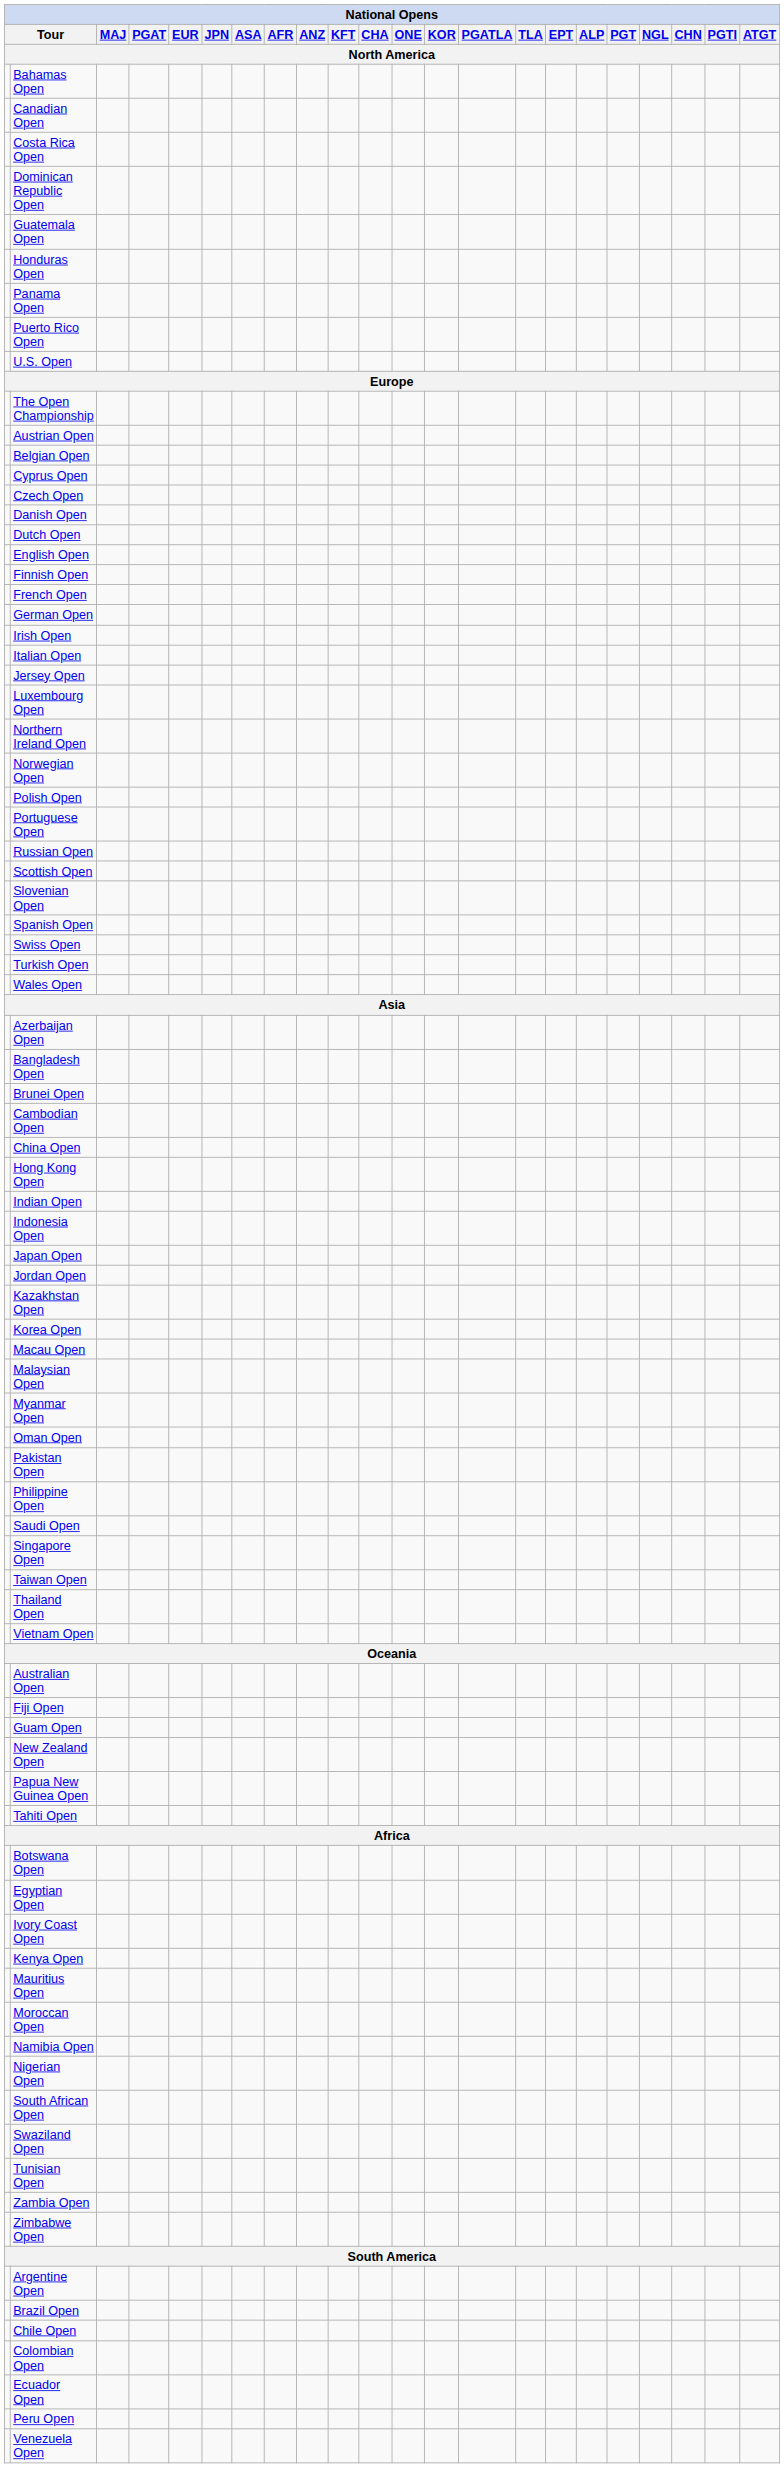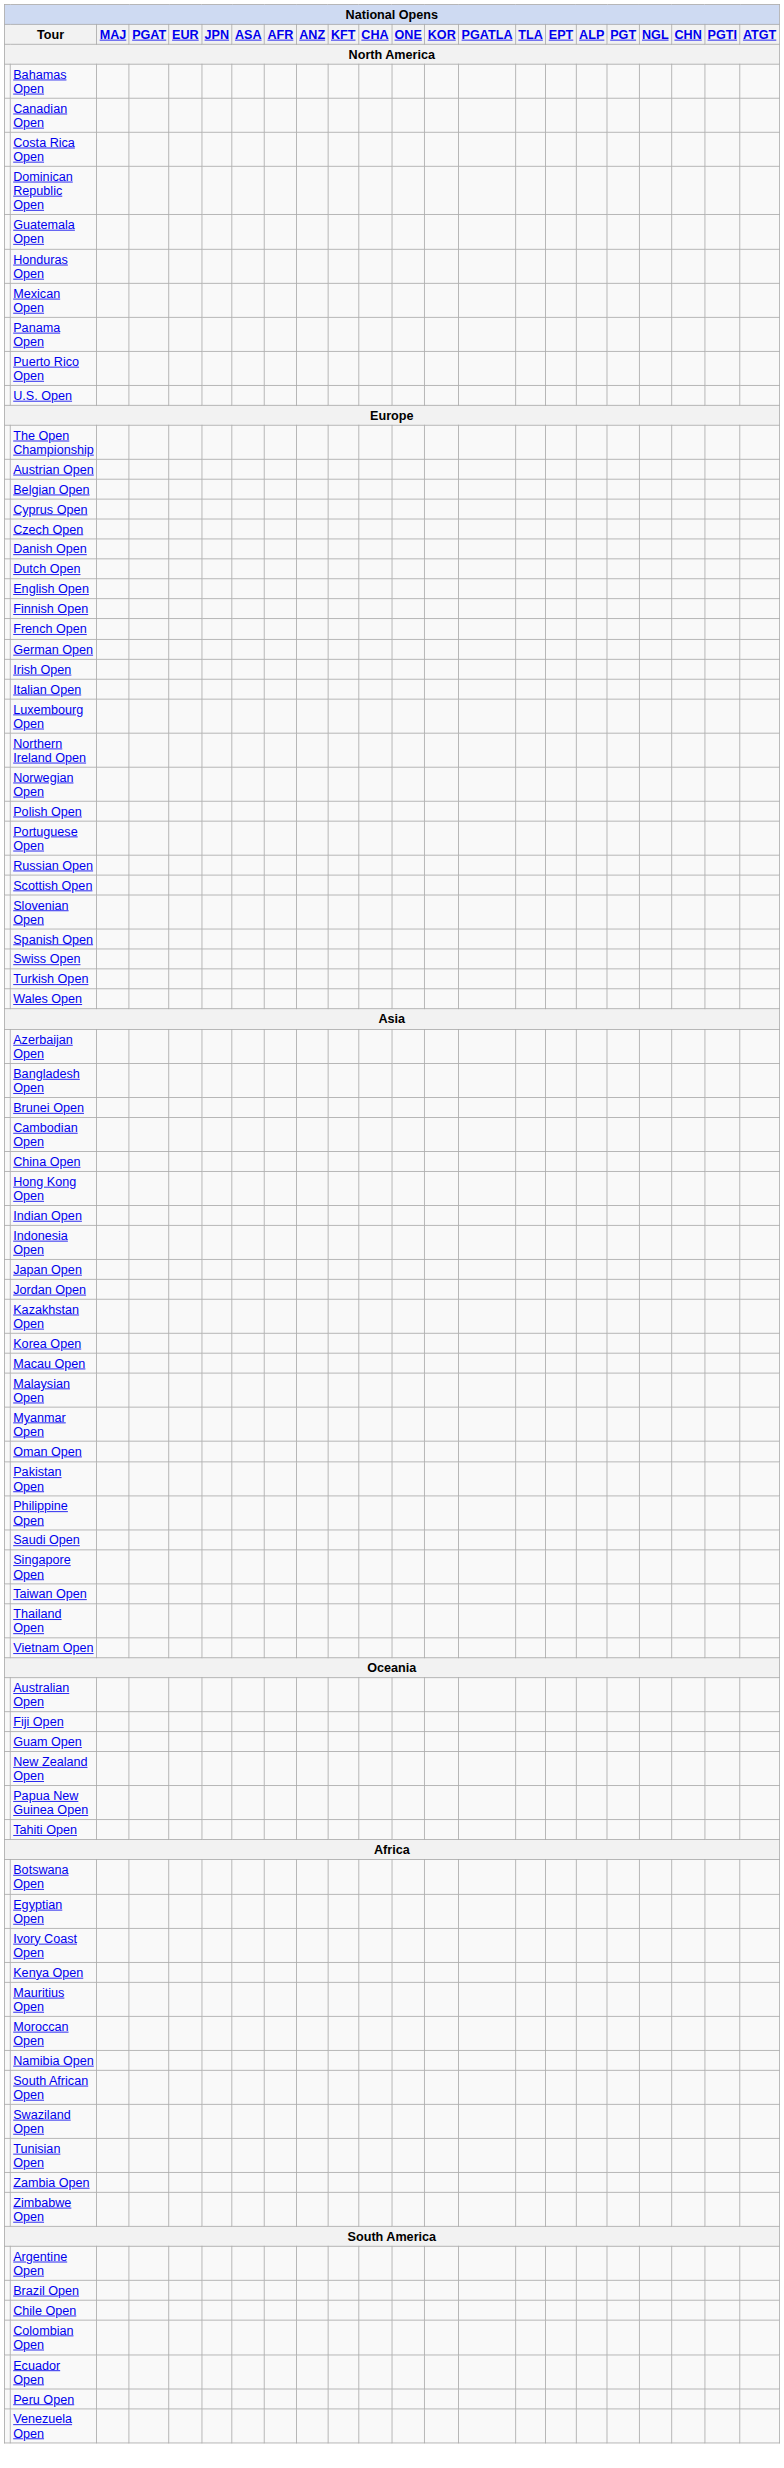+ row: (37, 300)
- row: (49, 675)
- row: (37, 2073)
